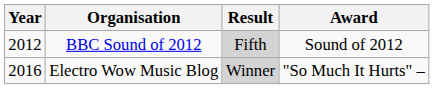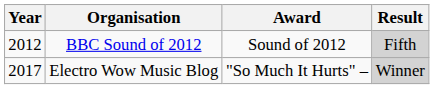columns swapped: (354, 17) <-> (250, 17)
(25, 70) 2016 -> (25, 70) 2017
